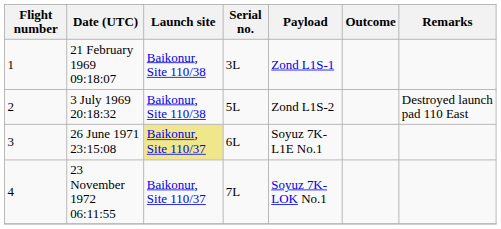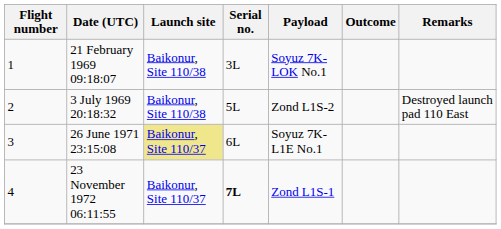(303, 64) Zond L1S-1 -> (299, 64) Soyuz 7K-LOK No.1
(233, 191) normal -> (233, 191) bold
(299, 191) Soyuz 7K-LOK No.1 -> (303, 191) Zond L1S-1
